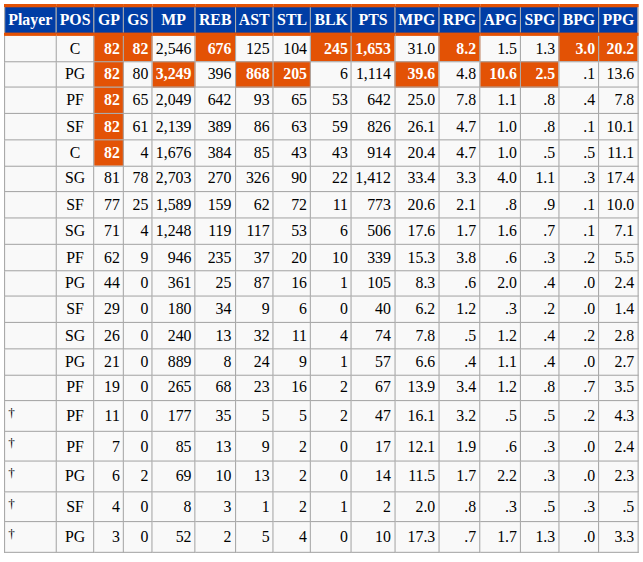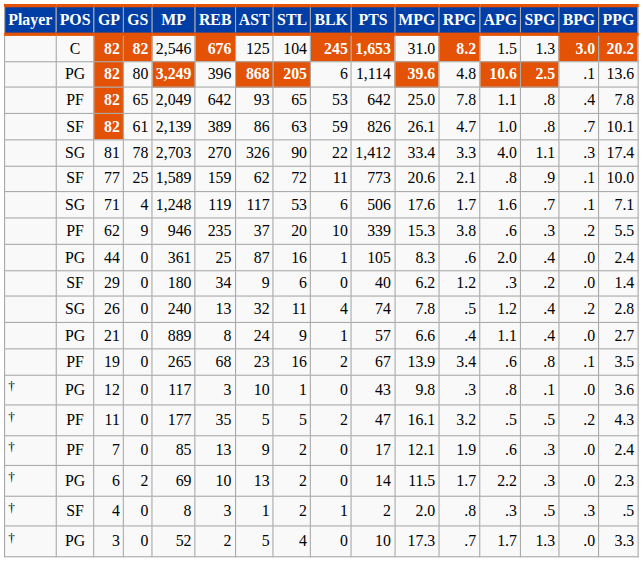(589, 126) .1 -> (589, 126) .7
- row: (112, 152)
(507, 388) 1.2 -> (511, 361) .6
(589, 388) .7 -> (589, 361) .1
+ row: (112, 390)
